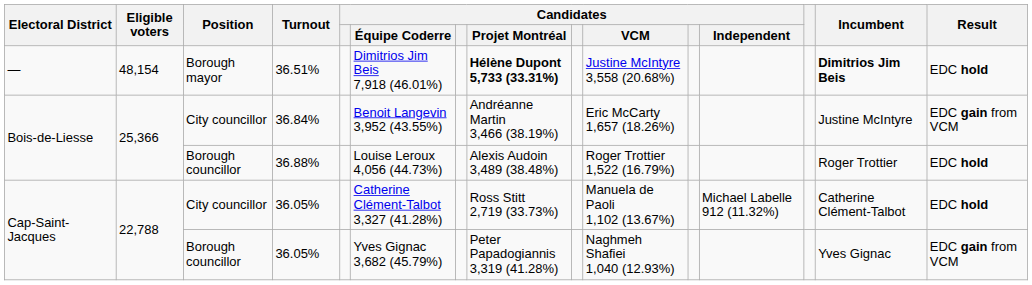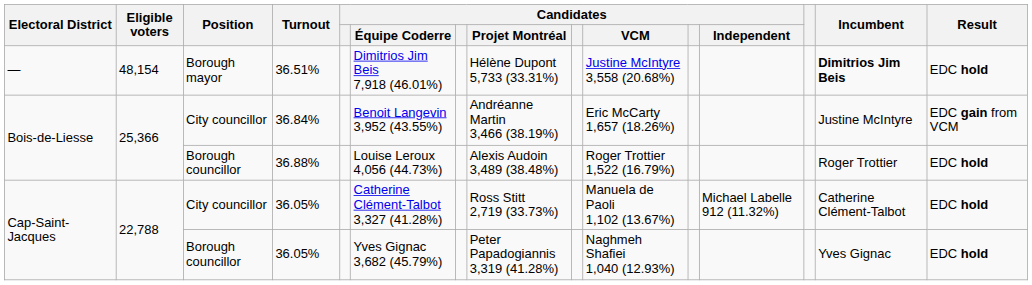(515, 70) bold -> (514, 70) normal
(973, 254) EDC gain from VCM -> (959, 254) EDC hold
